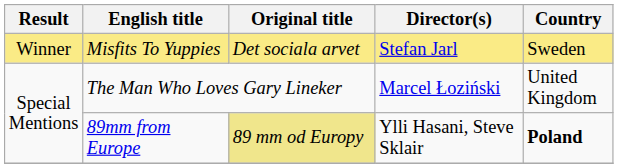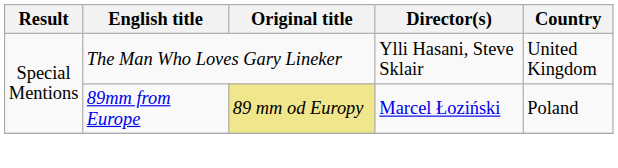- row: (154, 48)
(440, 87) Marcel Łoziński -> (447, 58) Ylli Hasani, Steve Sklair
(447, 137) Ylli Hasani, Steve Sklair -> (440, 108) Marcel Łoziński
(555, 137) bold -> (553, 108) normal
